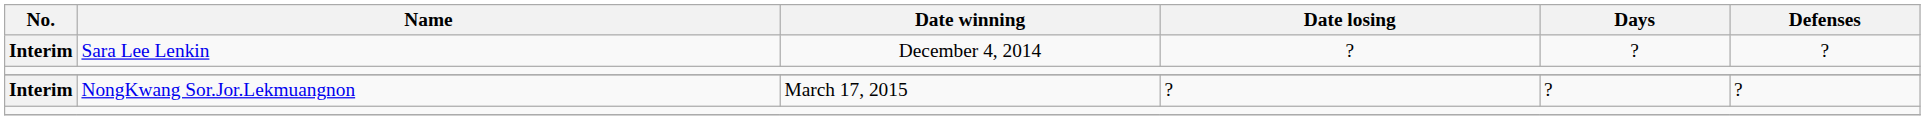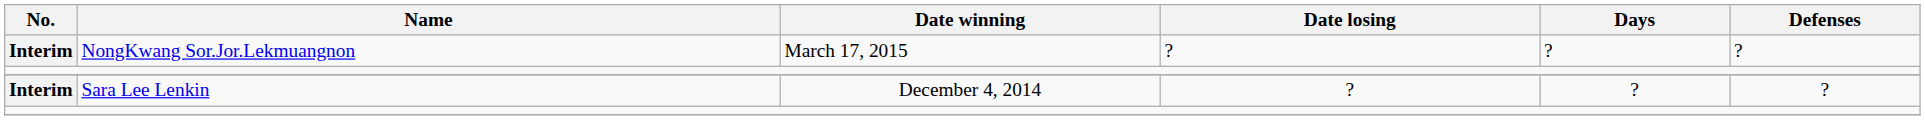rows swapped: (145, 50) <-> (218, 90)
